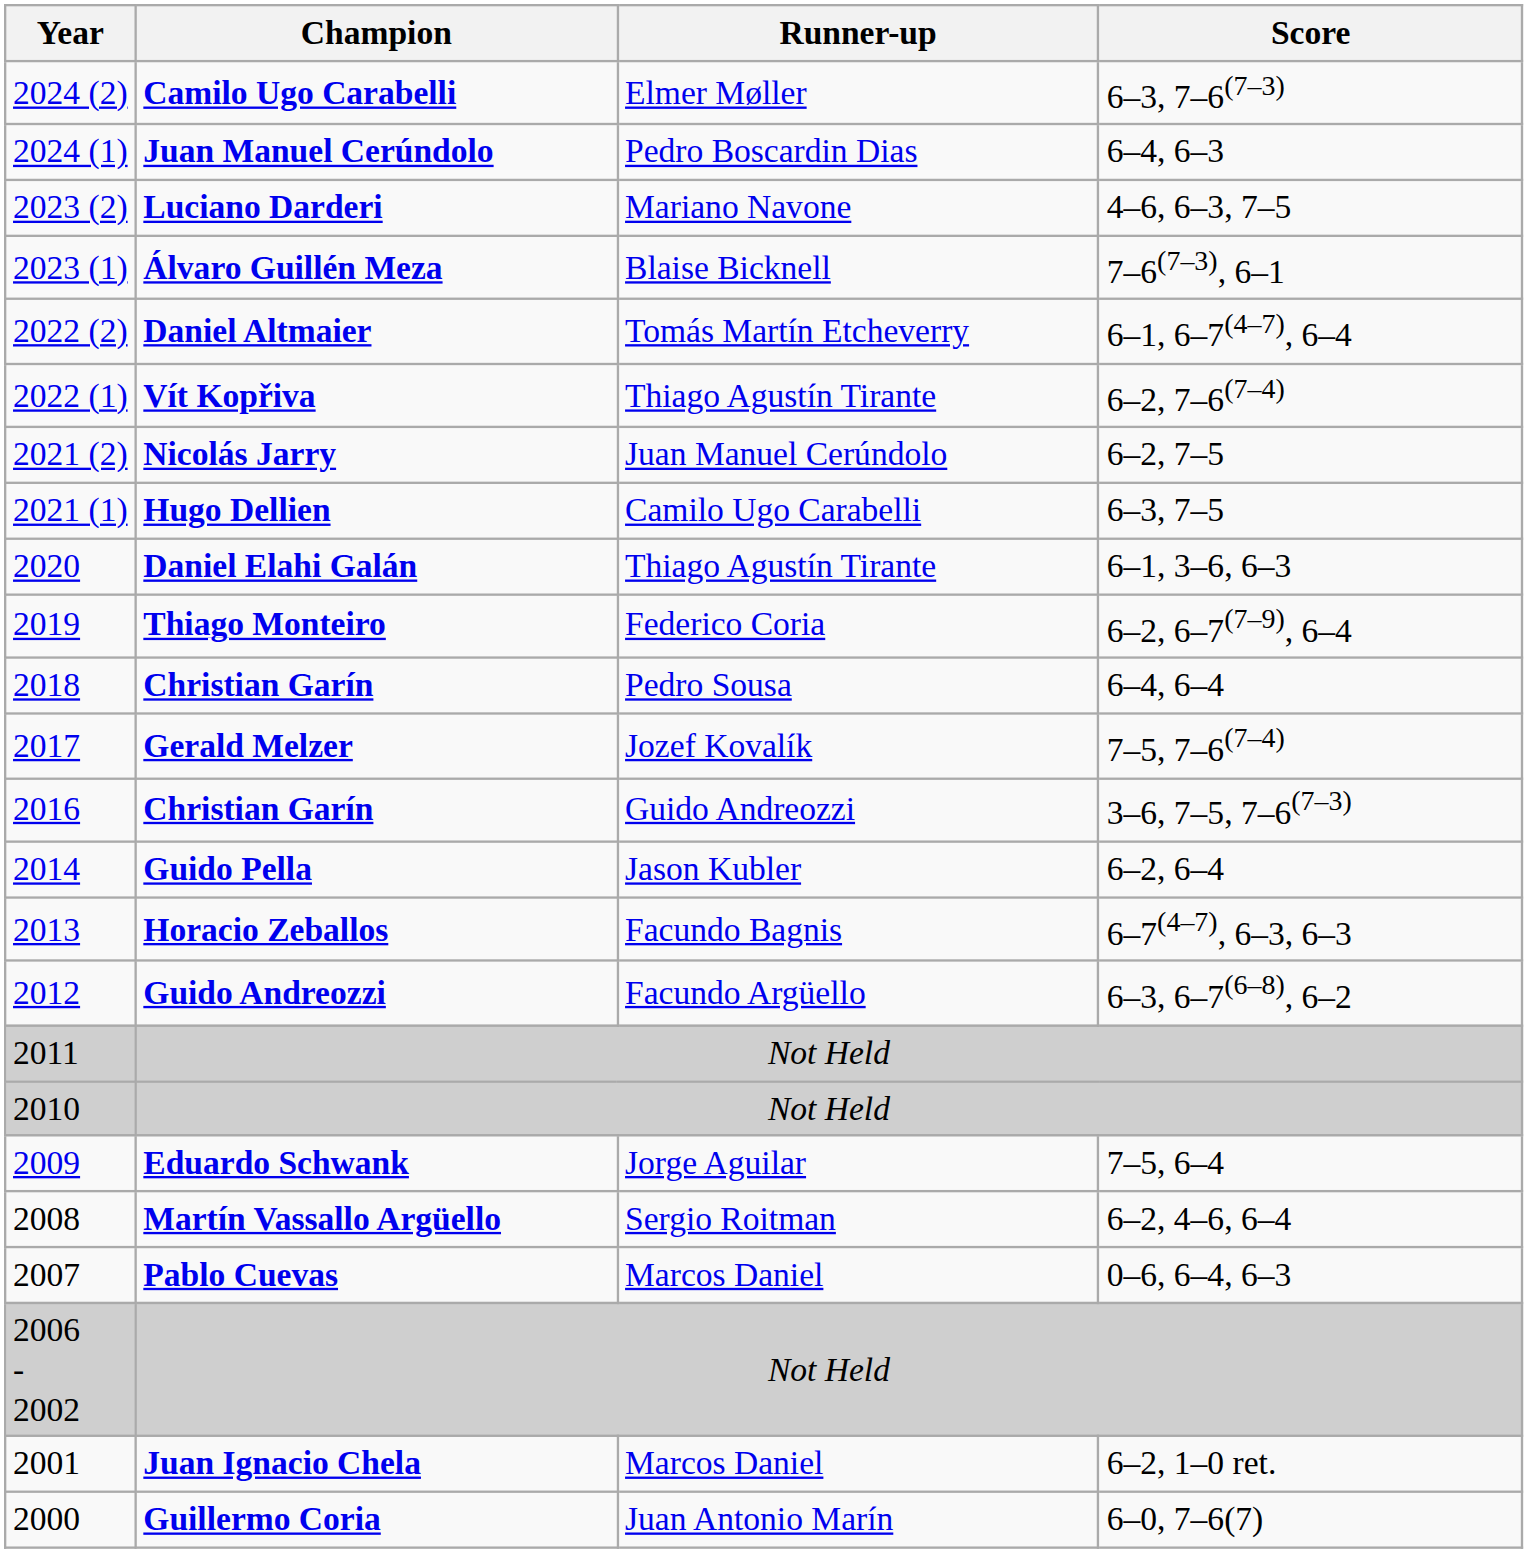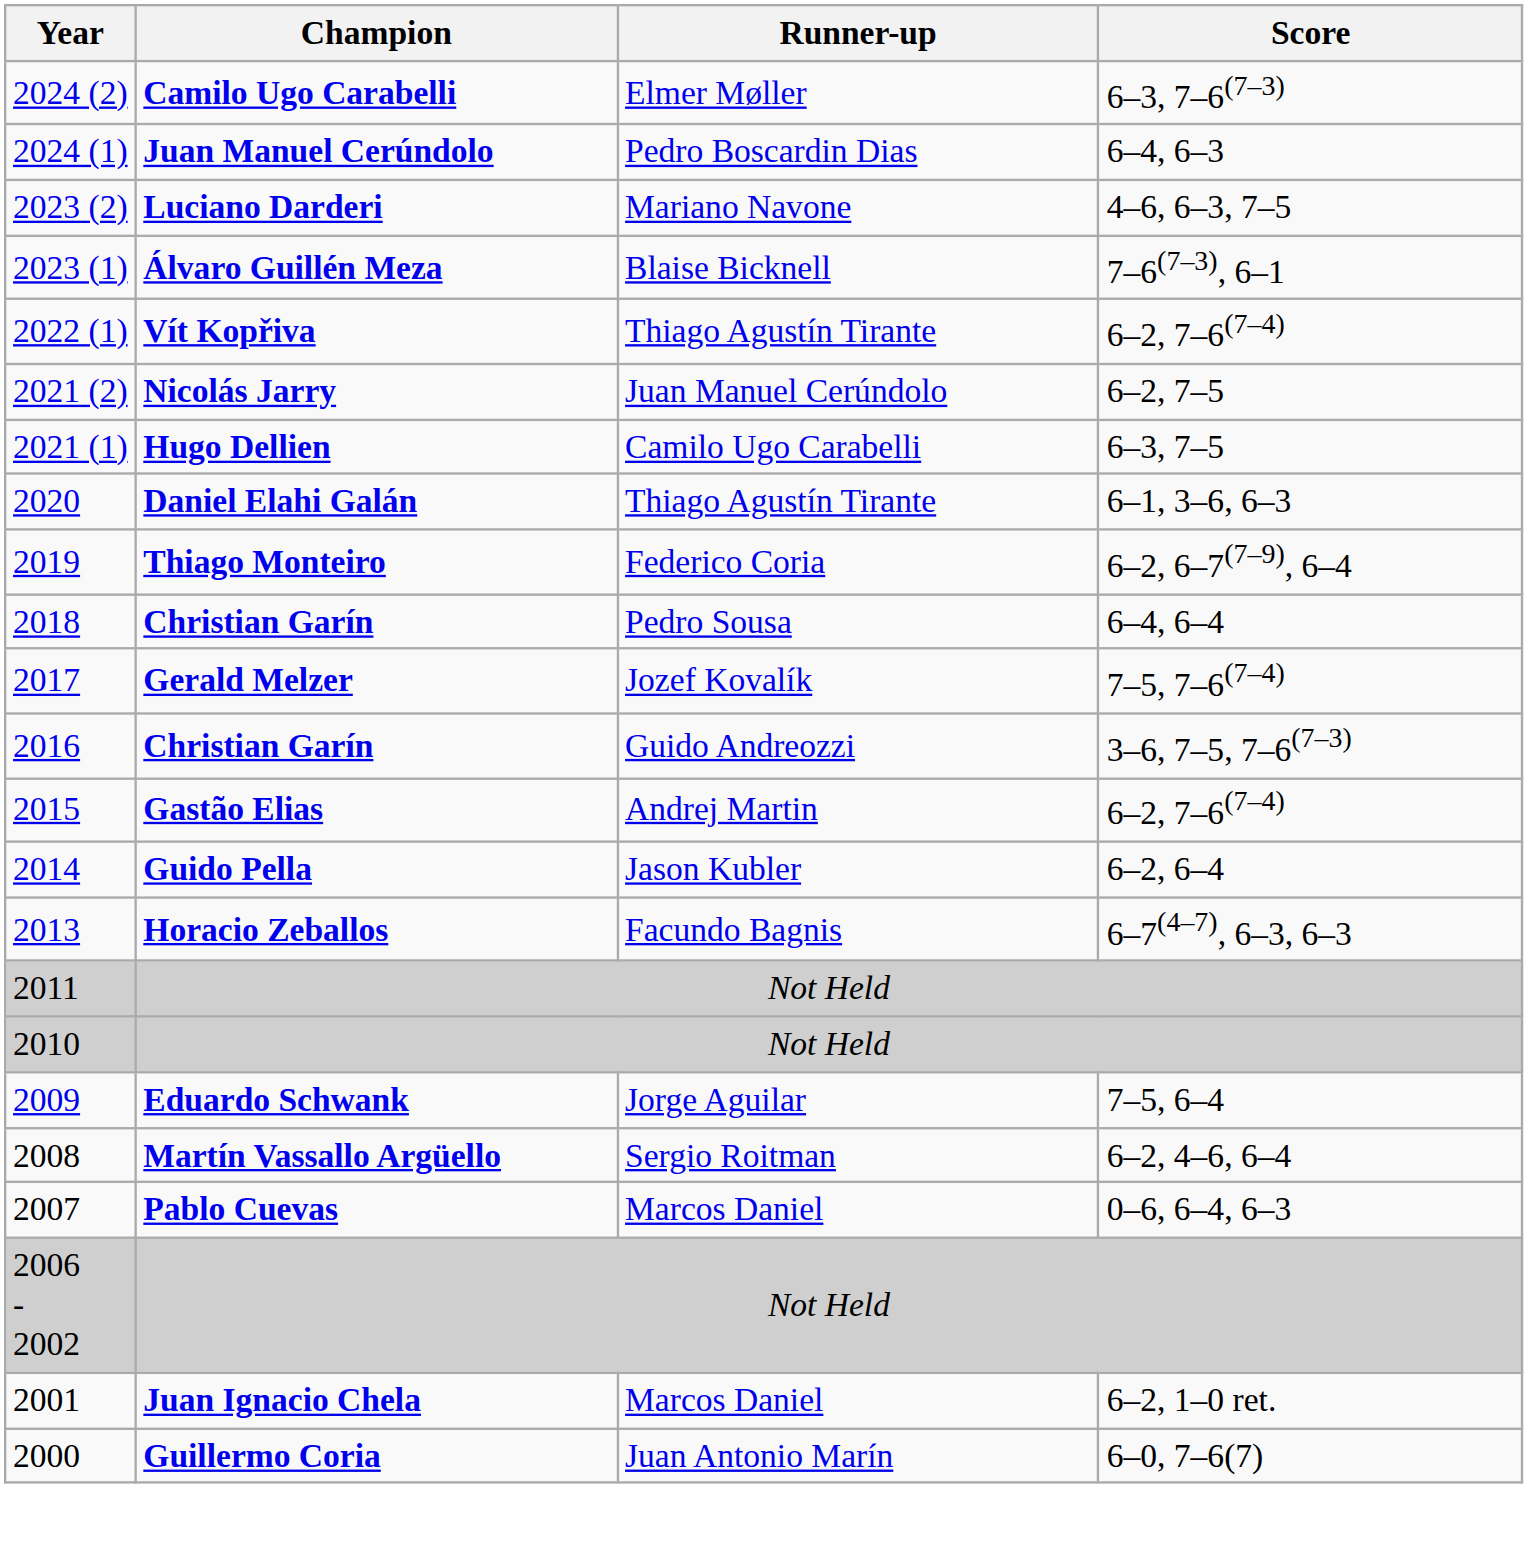- row: (70, 331)
+ row: (47, 809)
- row: (47, 993)
